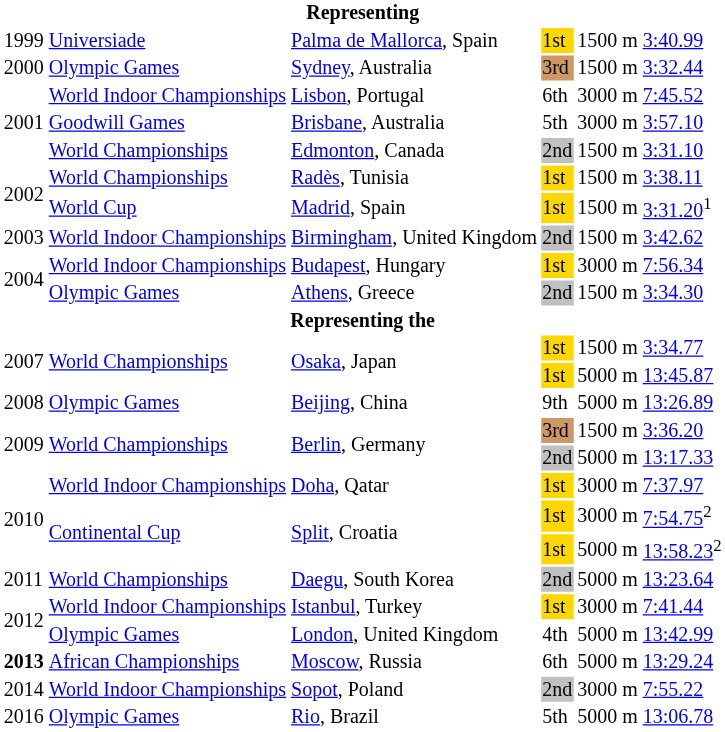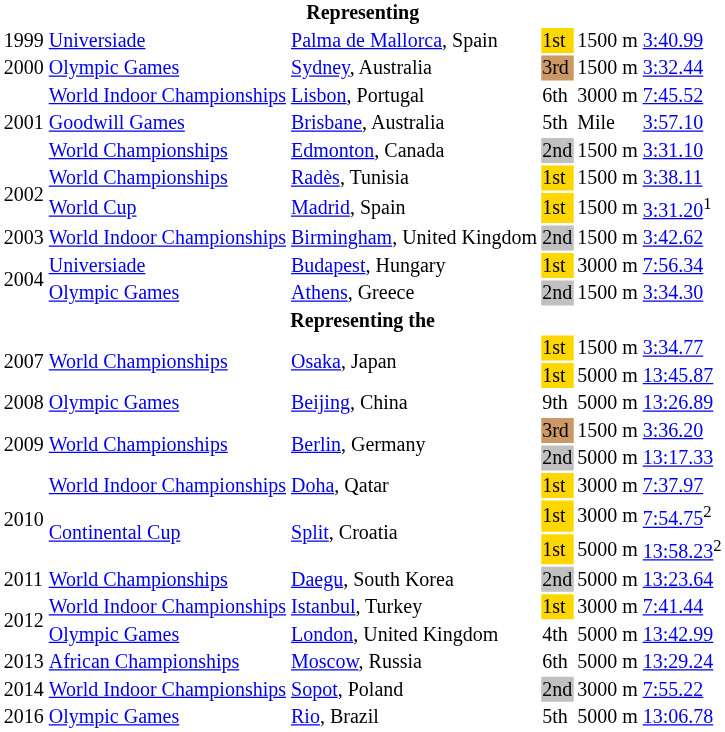(607, 122) 3000 m -> (596, 122) Mile
(167, 265) World Indoor Championships -> (97, 265) Universiade
(24, 661) bold -> (24, 661) normal
